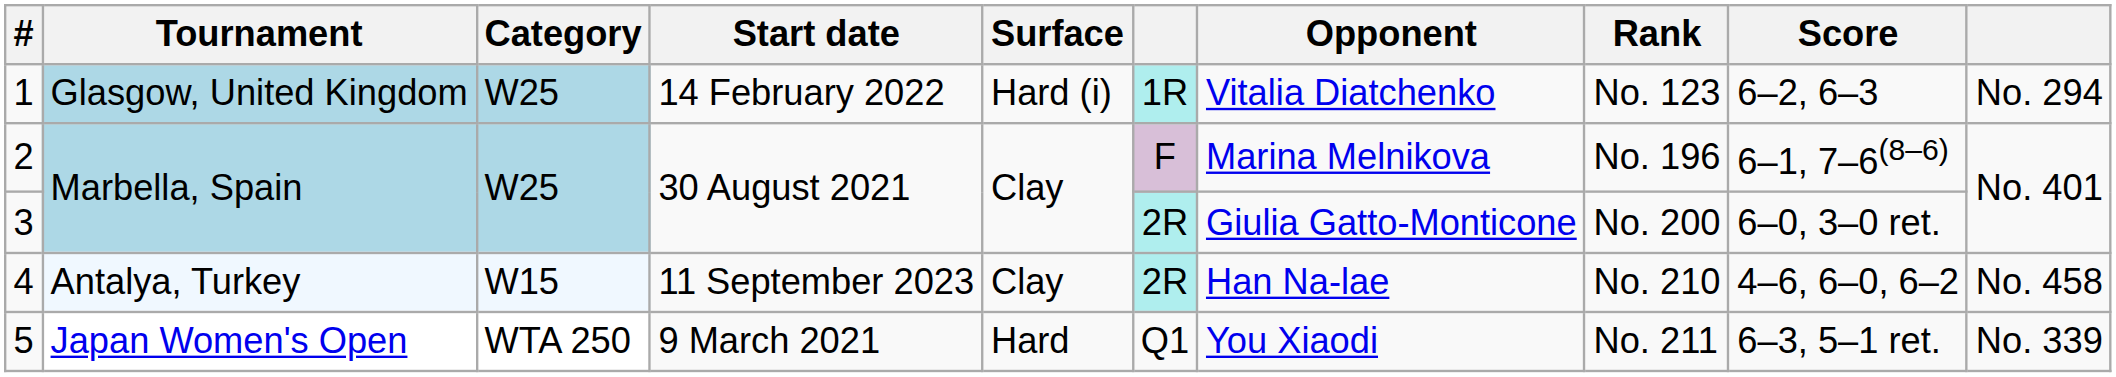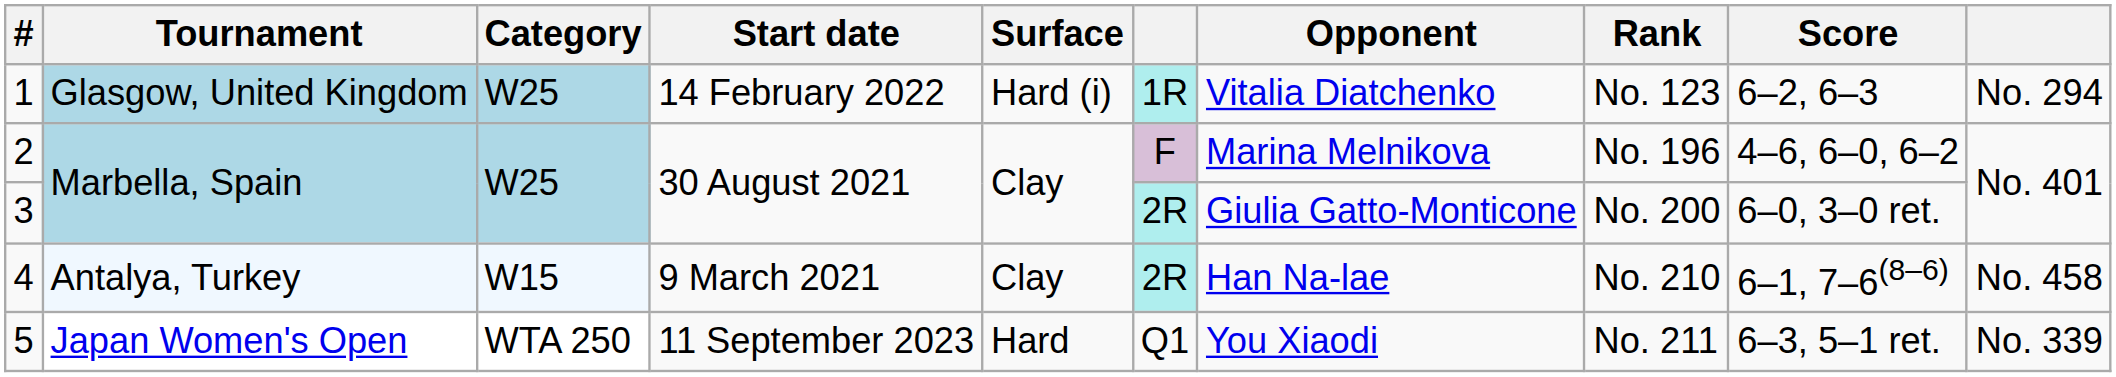(1843, 157) 6–1, 7–6(8–6) -> (1848, 153) 4–6, 6–0, 6–2
(816, 281) 11 September 2023 -> (769, 276) 9 March 2021
(1848, 281) 4–6, 6–0, 6–2 -> (1843, 276) 6–1, 7–6(8–6)
(769, 340) 9 March 2021 -> (816, 340) 11 September 2023
